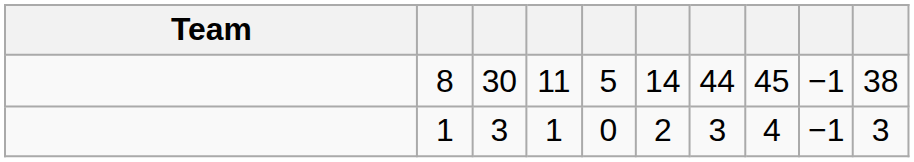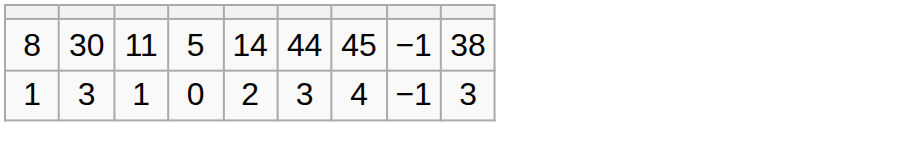- column: (211, 29)
